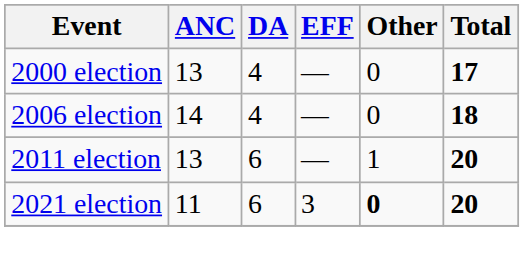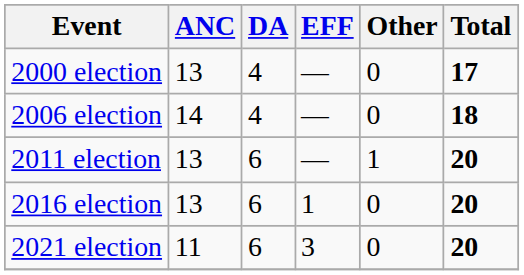+ row: (87, 203)
(373, 203) bold -> (373, 247) normal
